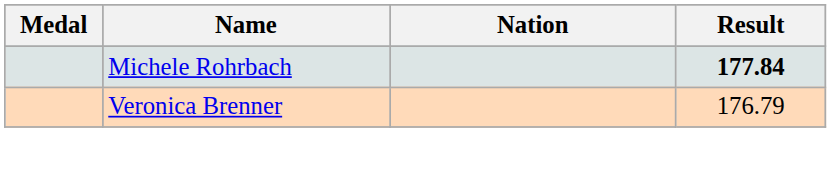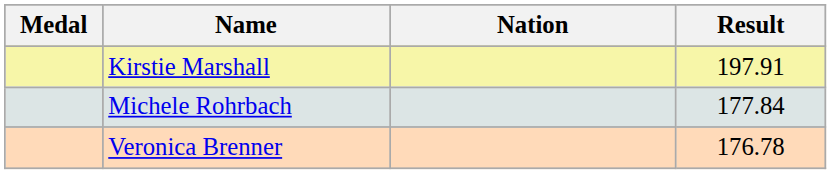+ row: (189, 66)
(751, 66) bold -> (751, 107) normal
(751, 107) 176.79 -> (751, 147) 176.78
